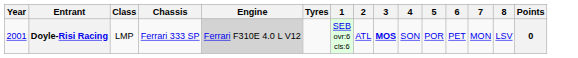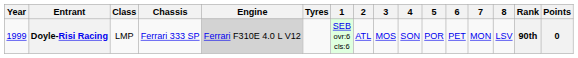+ column: (528, 12)
(17, 36) 2001 -> (17, 36) 1999
(386, 36) bold -> (386, 36) normal
